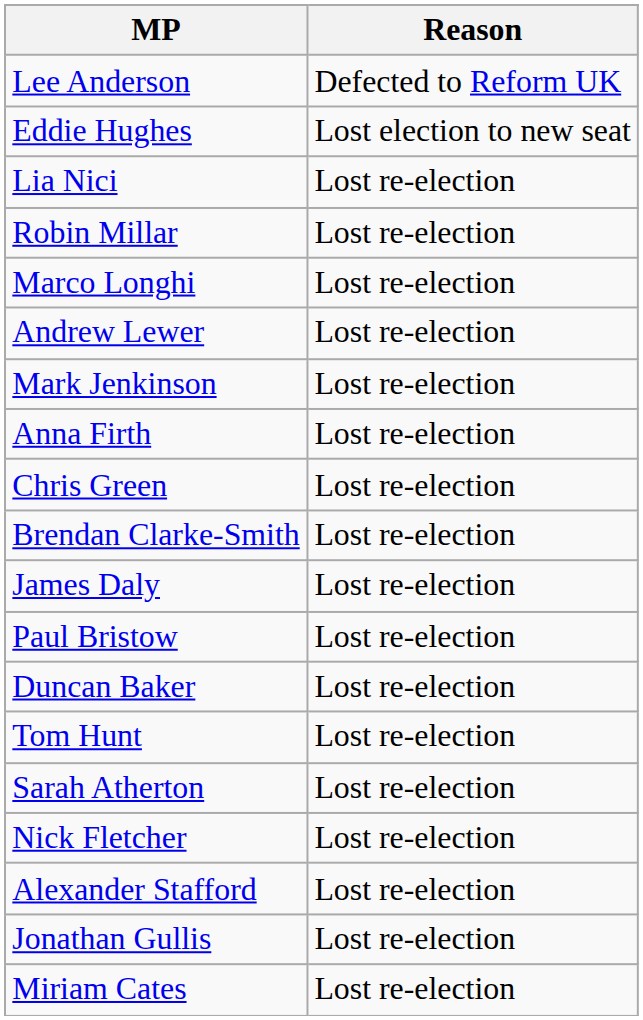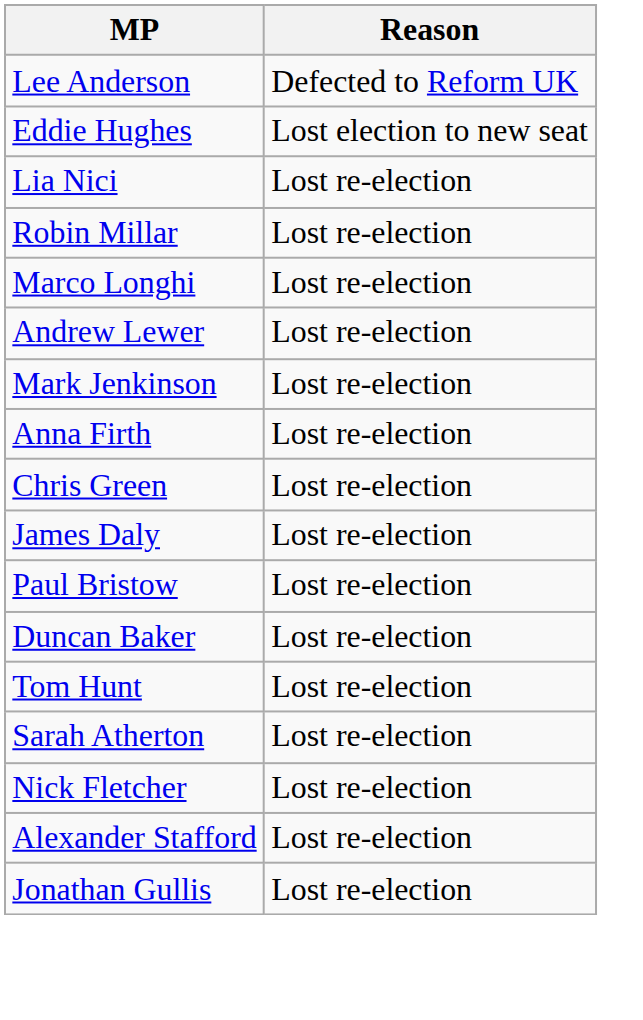- row: (156, 534)
- row: (99, 989)
